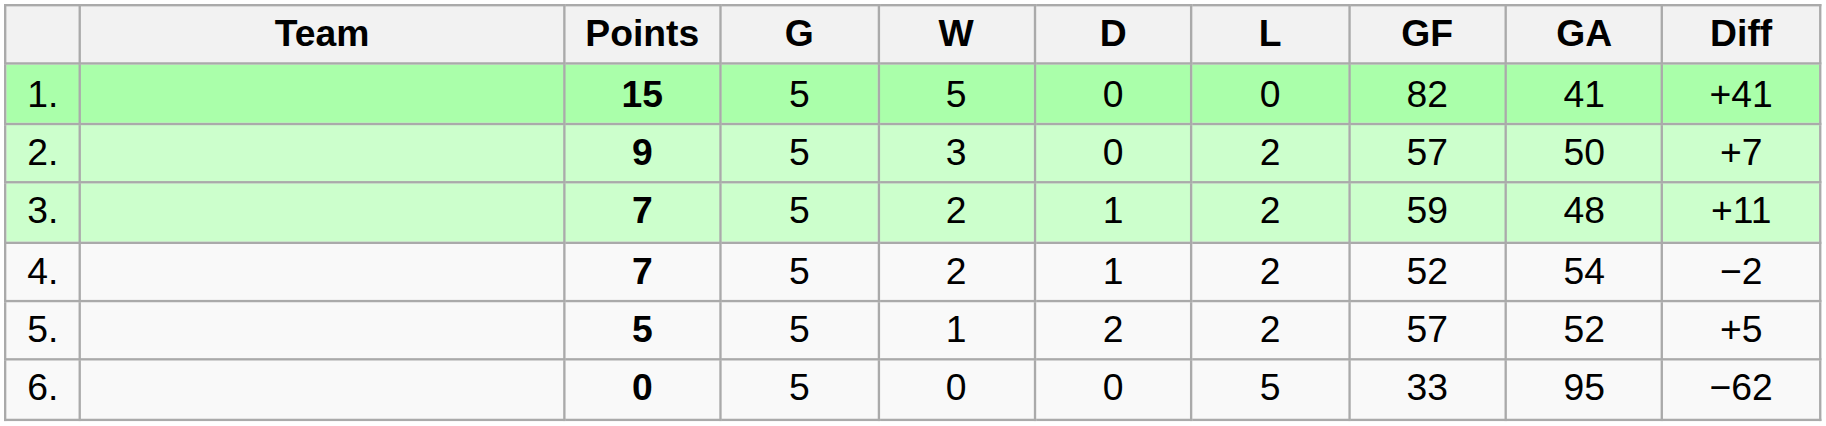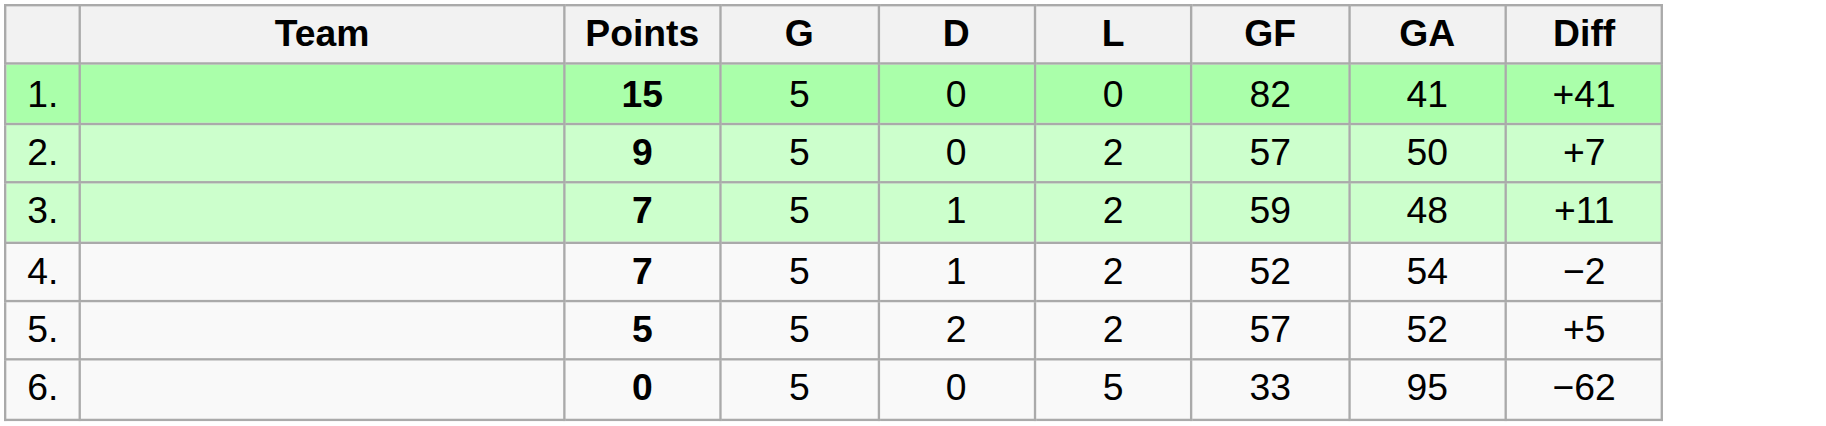- column: (956, 34)
